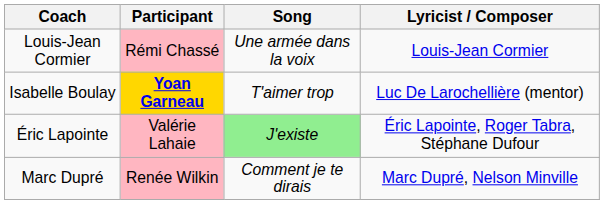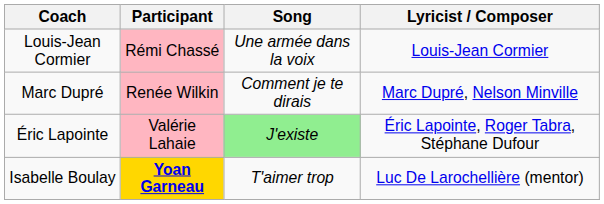rows swapped: (62, 178) <-> (62, 93)
